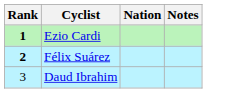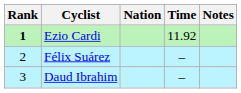+ column: (182, 14)
(23, 56) bold -> (23, 56) normal
